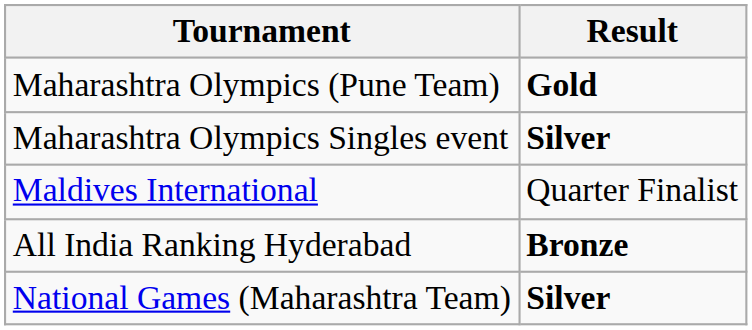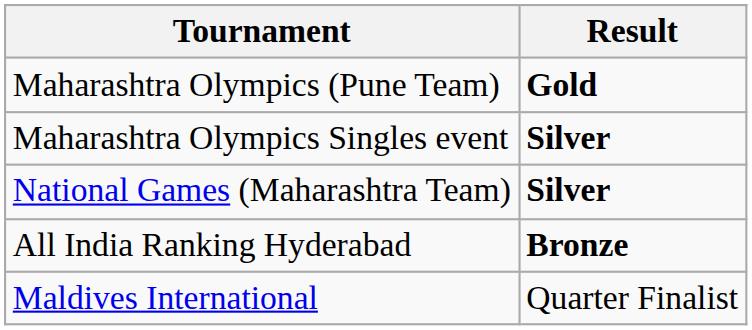rows swapped: (165, 191) <-> (262, 297)
